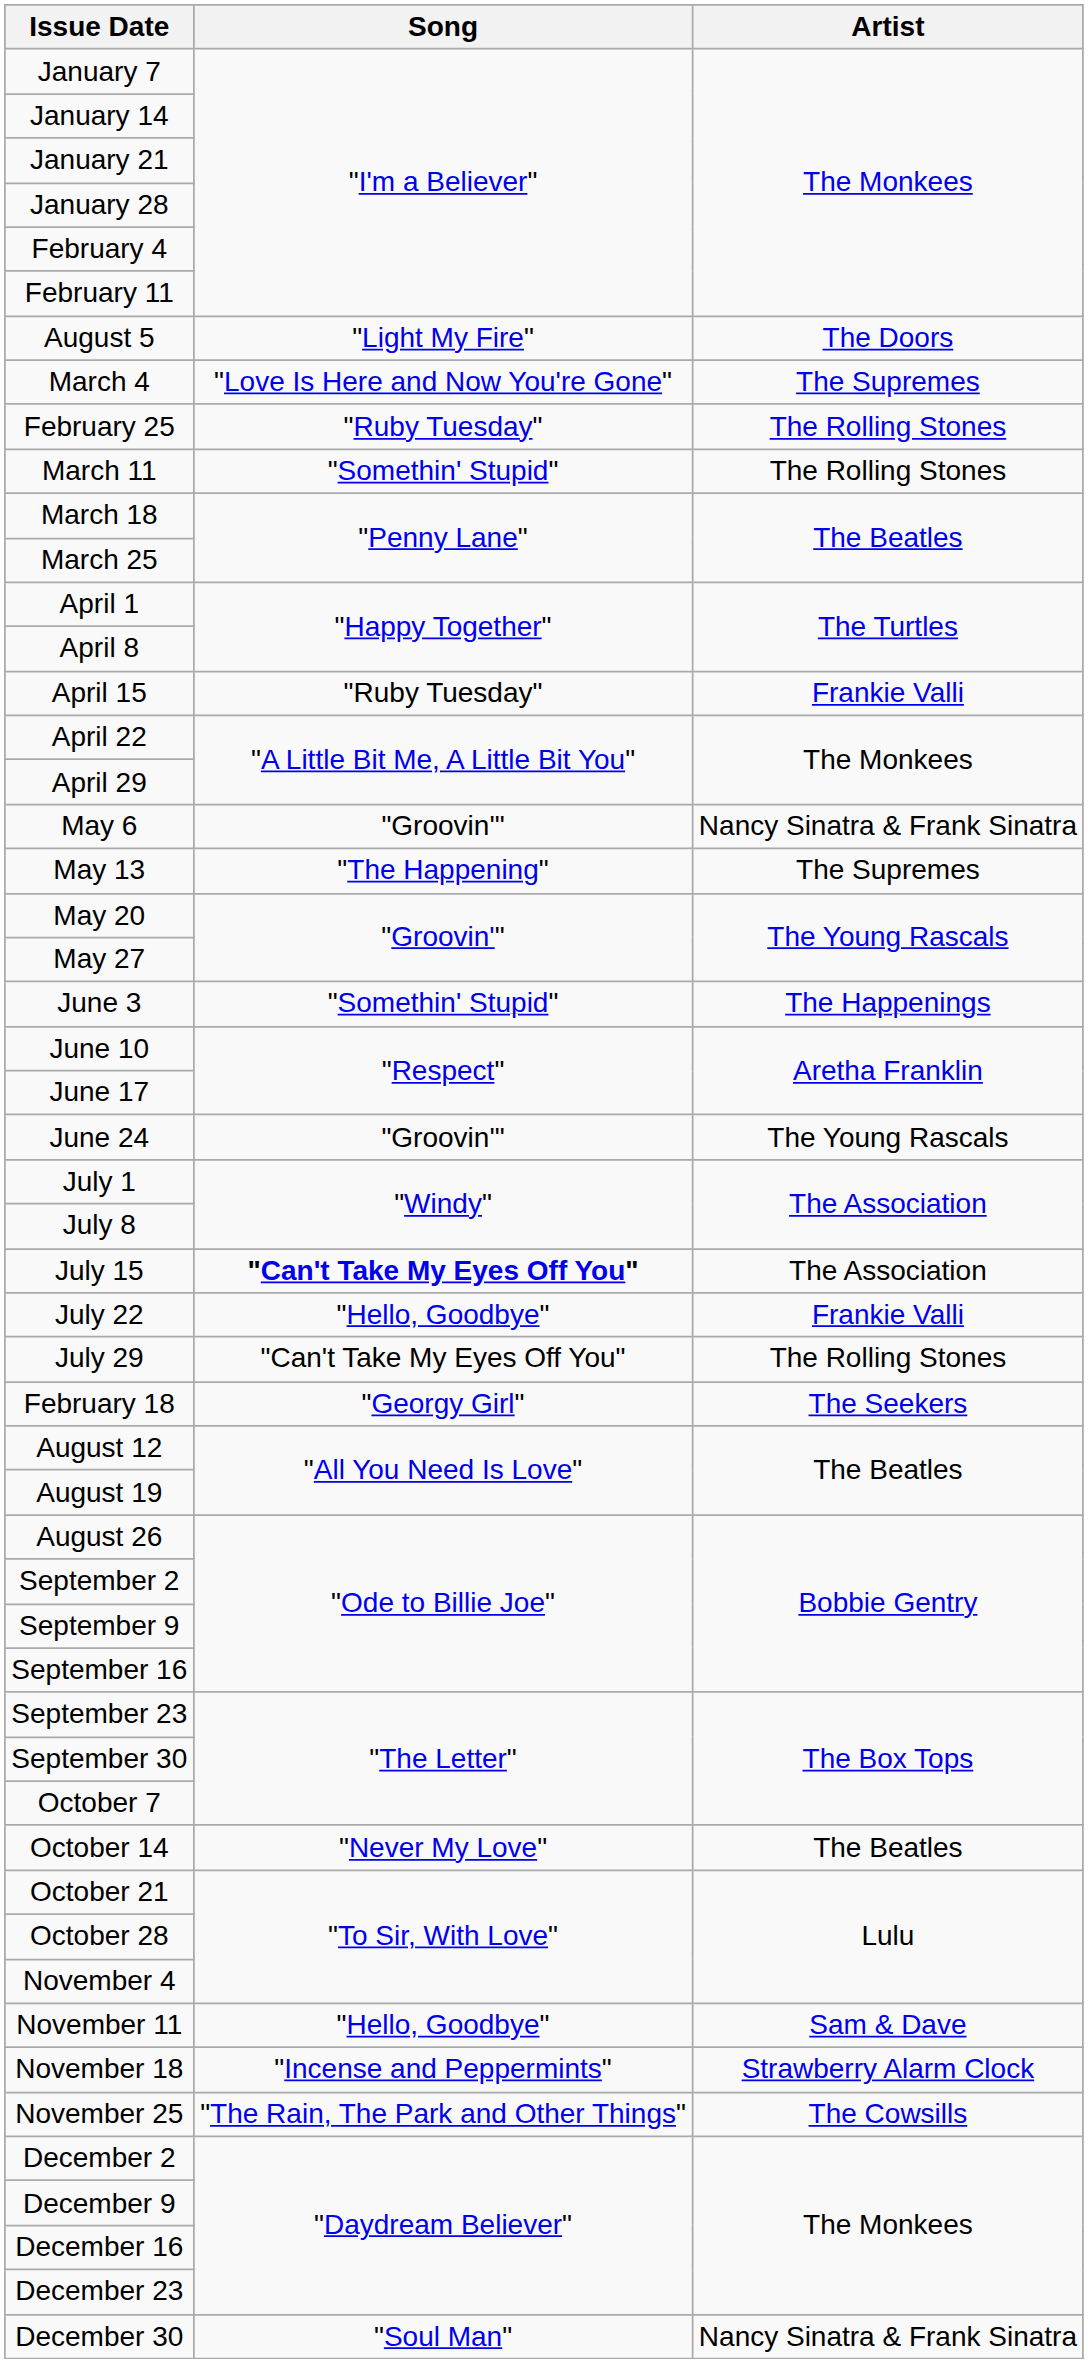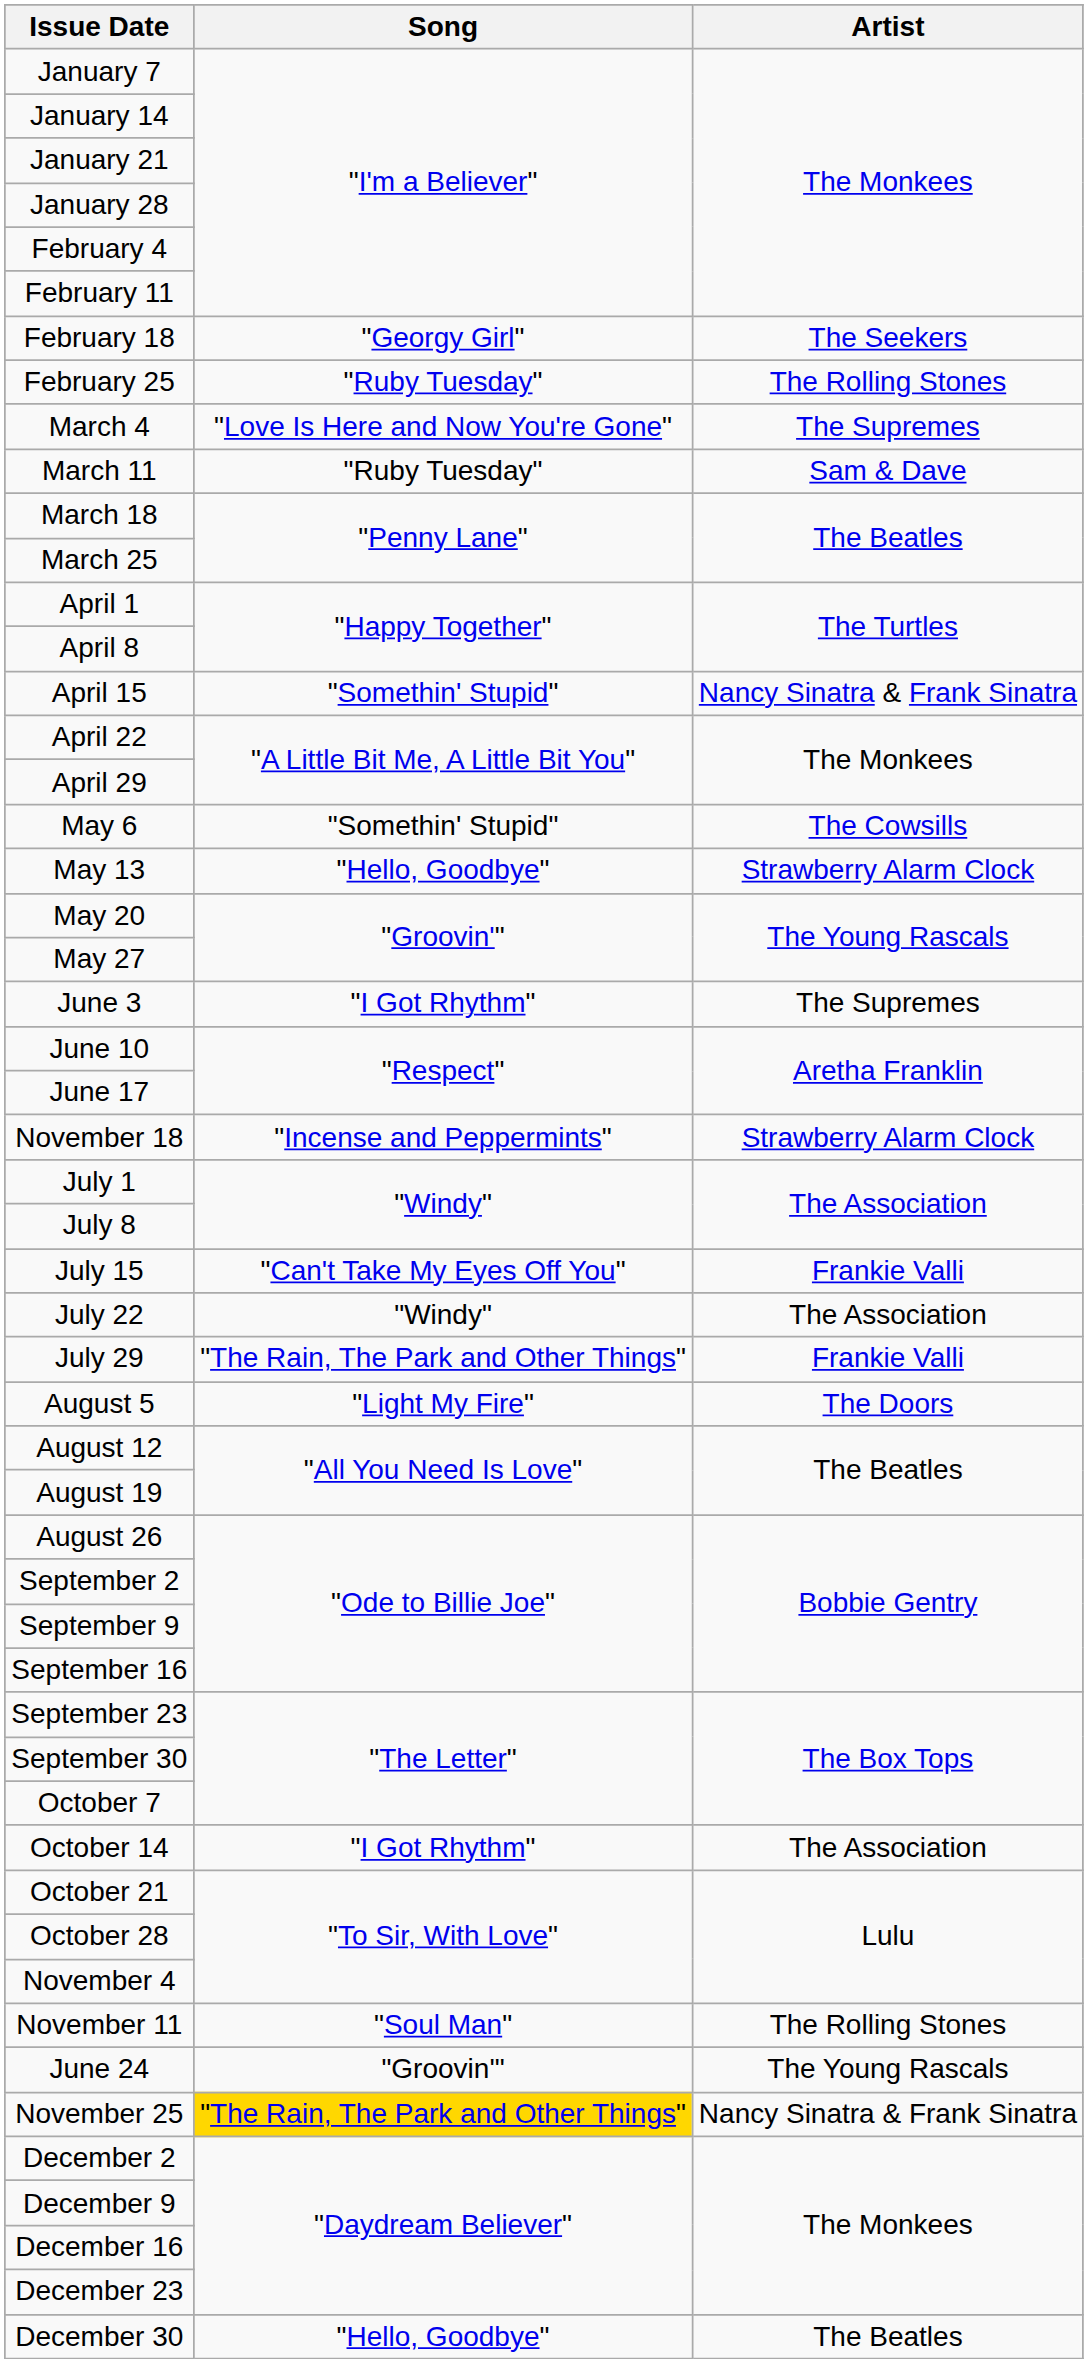rows swapped: (99, 1403) <-> (99, 337)
rows swapped: (99, 426) <-> (99, 381)
(443, 470) "Somethin' Stupid" -> (443, 470) "Ruby Tuesday"
(888, 470) The Rolling Stones -> (888, 470) Sam & Dave
(443, 692) "Ruby Tuesday" -> (443, 692) "Somethin' Stupid"
(888, 692) Frankie Valli -> (888, 692) Nancy Sinatra & Frank Sinatra
(443, 826) "Groovin'" -> (443, 826) "Somethin' Stupid"
(888, 826) Nancy Sinatra & Frank Sinatra -> (888, 826) The Cowsills
(443, 870) "The Happening" -> (443, 870) "Hello, Goodbye"
(888, 870) The Supremes -> (888, 870) Strawberry Alarm Clock
(443, 1003) "Somethin' Stupid" -> (443, 1003) "I Got Rhythm"
(888, 1003) The Happenings -> (888, 1003) The Supremes
rows swapped: (99, 1136) <-> (99, 2069)
(443, 1270) bold -> (443, 1270) normal
(888, 1270) The Association -> (888, 1270) Frankie Valli
(443, 1314) "Hello, Goodbye" -> (443, 1314) "Windy"
(888, 1314) Frankie Valli -> (888, 1314) The Association
(443, 1358) "Can't Take My Eyes Off You" -> (443, 1358) "The Rain, The Park and Other Things"
(888, 1358) The Rolling Stones -> (888, 1358) Frankie Valli
(443, 1847) "Never My Love" -> (443, 1847) "I Got Rhythm"
(888, 1847) The Beatles -> (888, 1847) The Association
(443, 2024) "Hello, Goodbye" -> (443, 2024) "Soul Man"
(888, 2024) Sam & Dave -> (888, 2024) The Rolling Stones
(443, 2113) no background -> (443, 2113) gold background
(888, 2113) The Cowsills -> (888, 2113) Nancy Sinatra & Frank Sinatra
(443, 2335) "Soul Man" -> (443, 2335) "Hello, Goodbye"
(888, 2335) Nancy Sinatra & Frank Sinatra -> (888, 2335) The Beatles
